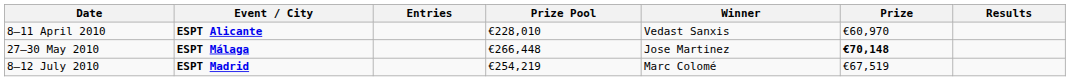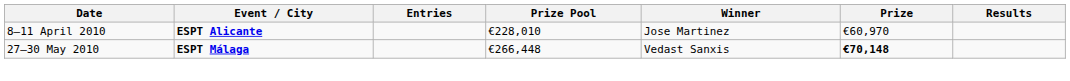(687, 31) Vedast Sanxis -> (687, 31) Jose Martinez
(687, 49) Jose Martinez -> (687, 49) Vedast Sanxis
- row: (53, 67)
